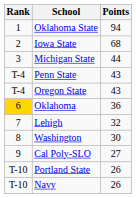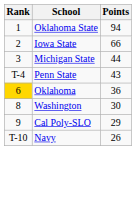(116, 43) 68 -> (116, 43) 66
- row: (60, 91)
- row: (48, 122)
(116, 153) 27 -> (116, 122) 29
- row: (62, 169)
